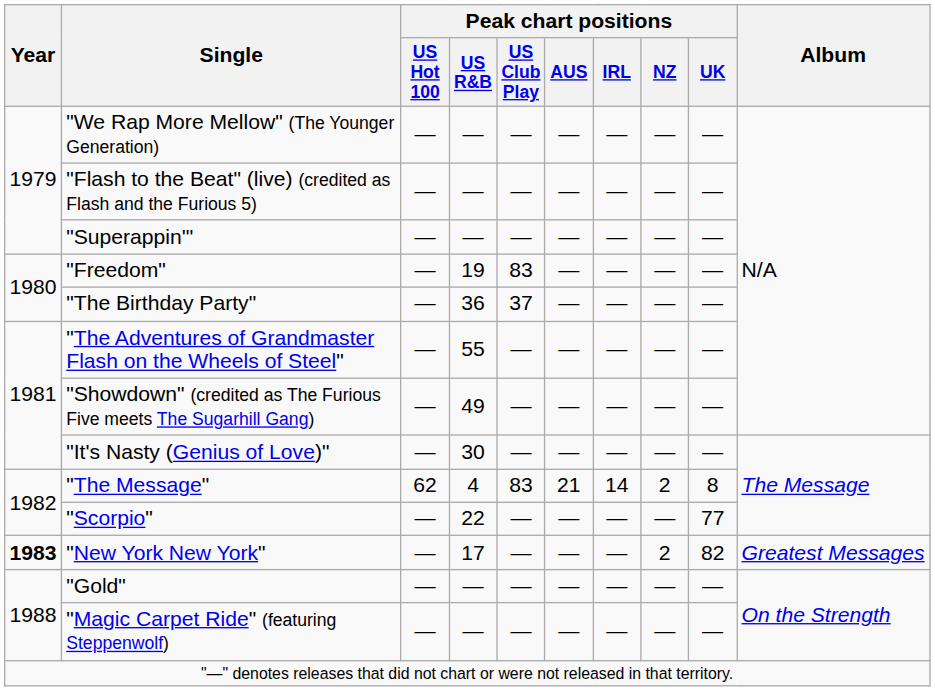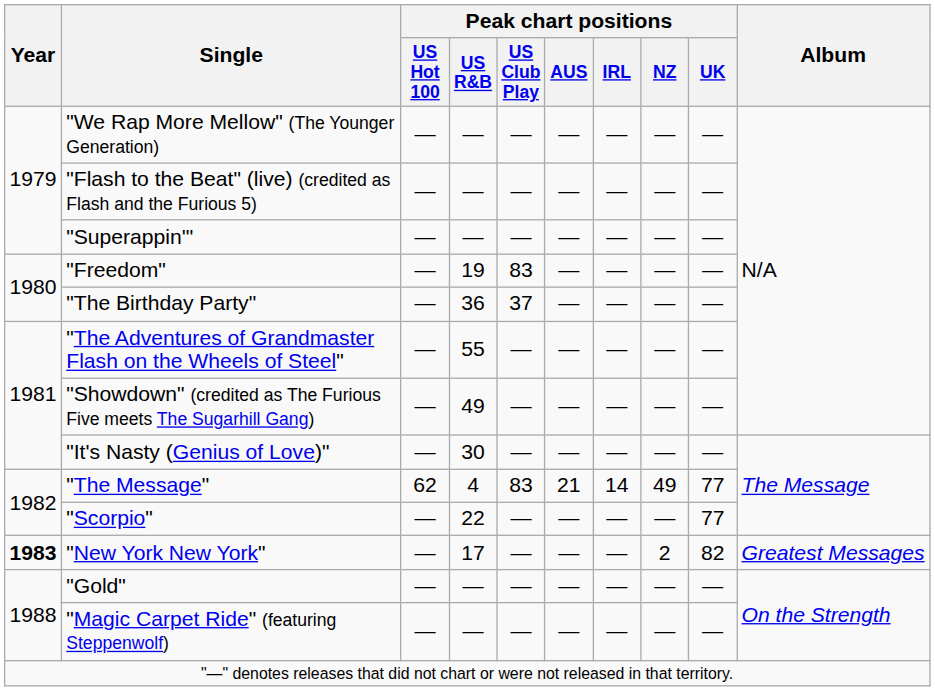(665, 485) 2 -> (665, 485) 49
(713, 485) 8 -> (713, 485) 77
